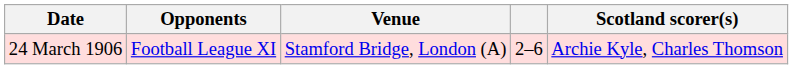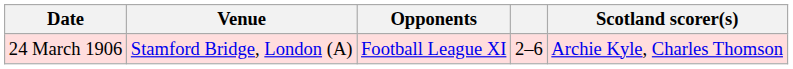columns swapped: (396, 19) <-> (203, 19)
